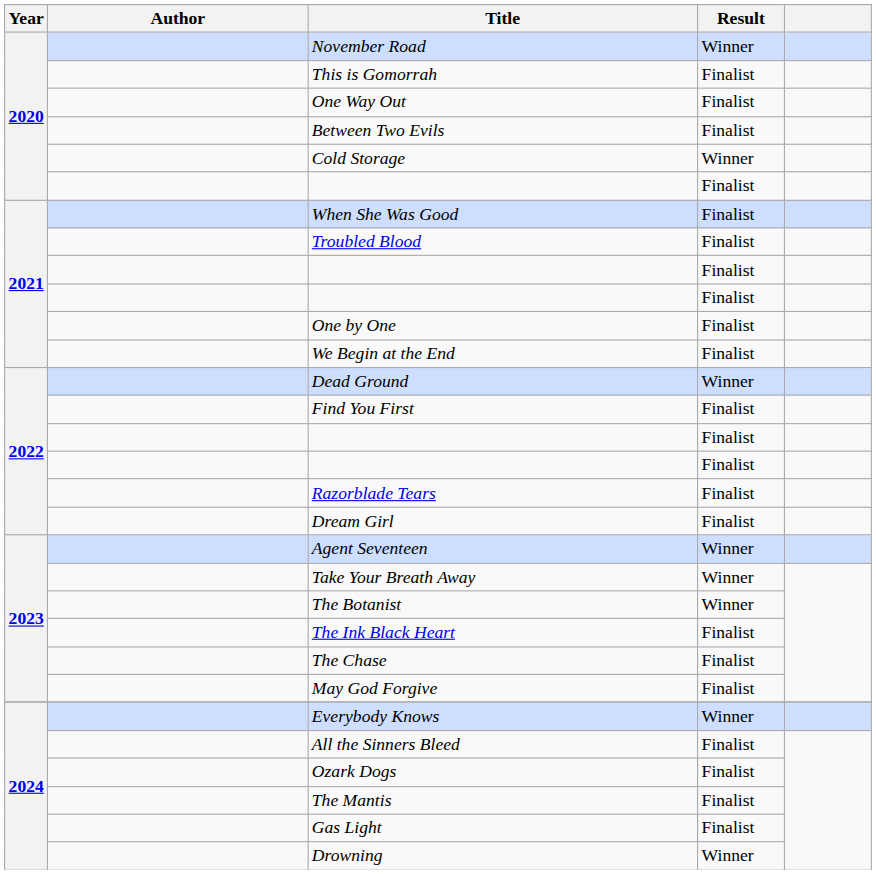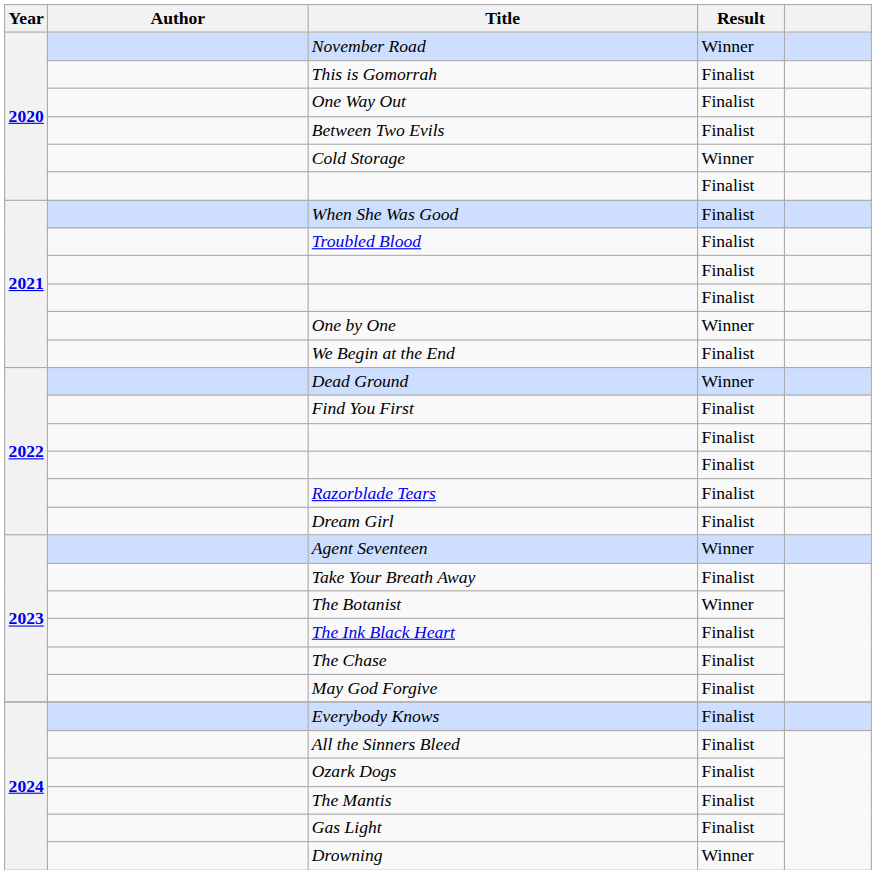(728, 325) Finalist -> (728, 325) Winner
(728, 576) Winner -> (728, 576) Finalist
(728, 716) Winner -> (728, 716) Finalist
